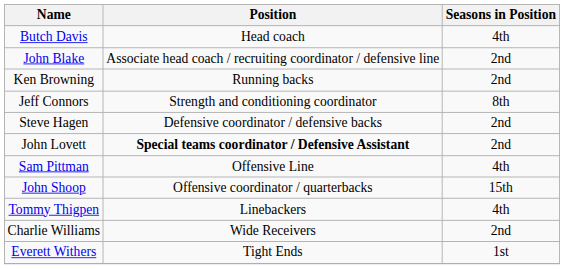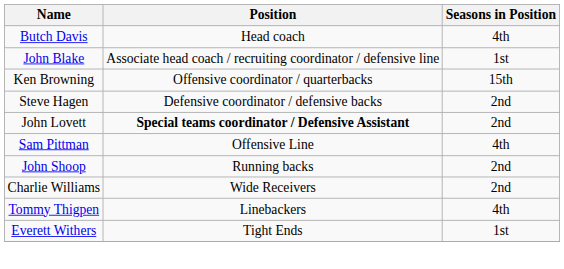(501, 58) 2nd -> (501, 58) 1st
(273, 79) Running backs -> (273, 79) Offensive coordinator / quarterbacks
(501, 79) 2nd -> (501, 79) 15th
- row: (54, 101)
(273, 187) Offensive coordinator / quarterbacks -> (273, 166) Running backs
(501, 187) 15th -> (501, 166) 2nd
rows swapped: (54, 209) <-> (54, 230)
